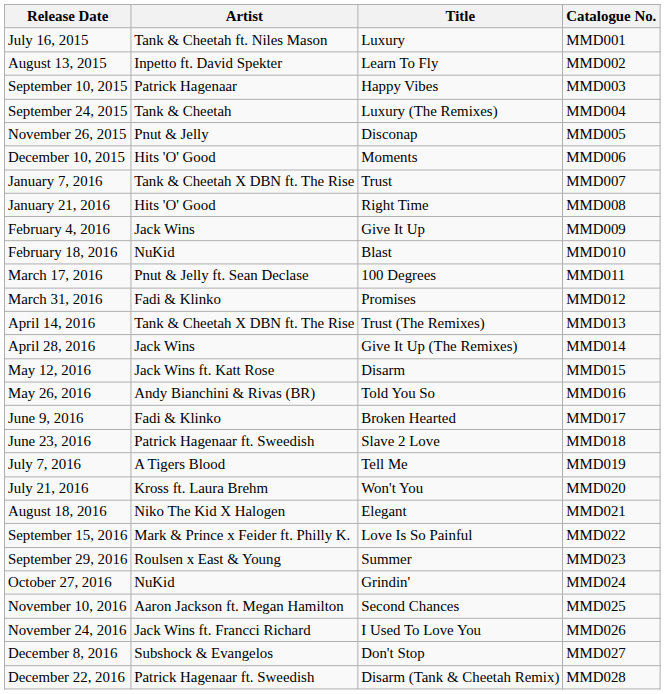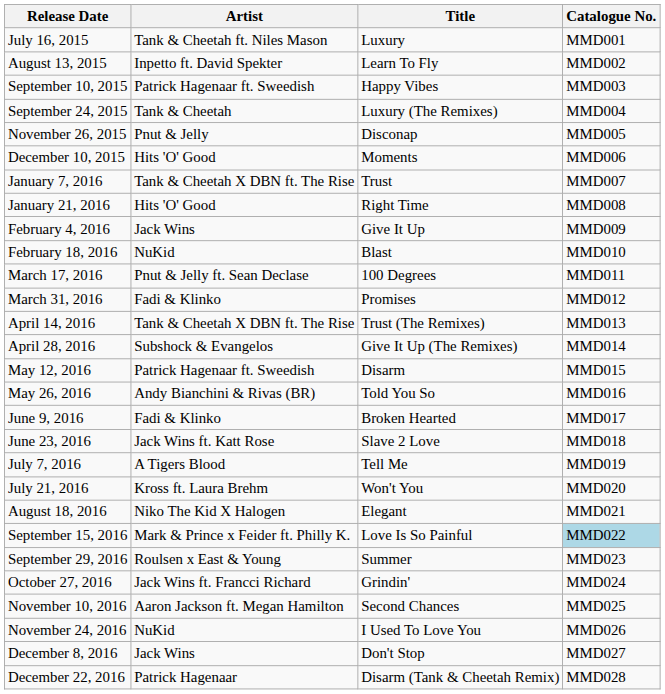(186, 87) Patrick Hagenaar -> (224, 87) Patrick Hagenaar ft. Sweedish
(165, 346) Jack Wins -> (204, 346) Subshock & Evangelos
(204, 370) Jack Wins ft. Katt Rose -> (224, 370) Patrick Hagenaar ft. Sweedish
(224, 441) Patrick Hagenaar ft. Sweedish -> (204, 441) Jack Wins ft. Katt Rose
(596, 535) no background -> (596, 535) lightblue background
(154, 582) NuKid -> (222, 582) Jack Wins ft. Francci Richard
(222, 629) Jack Wins ft. Francci Richard -> (154, 629) NuKid
(204, 653) Subshock & Evangelos -> (165, 653) Jack Wins
(224, 677) Patrick Hagenaar ft. Sweedish -> (186, 677) Patrick Hagenaar
